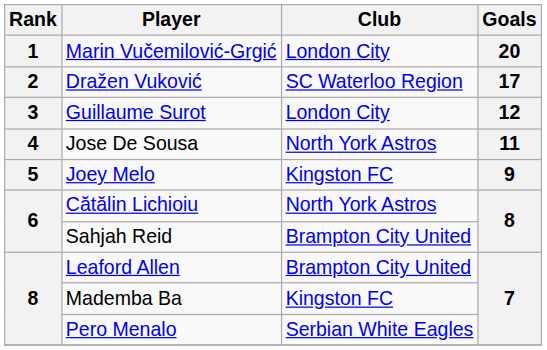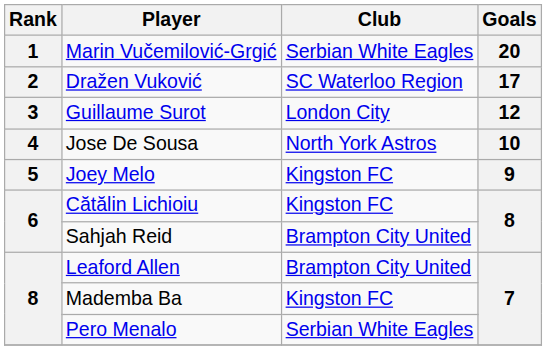(338, 50) London City -> (379, 50) Serbian White Eagles
(509, 143) 11 -> (509, 143) 10
(361, 205) North York Astros -> (339, 205) Kingston FC
